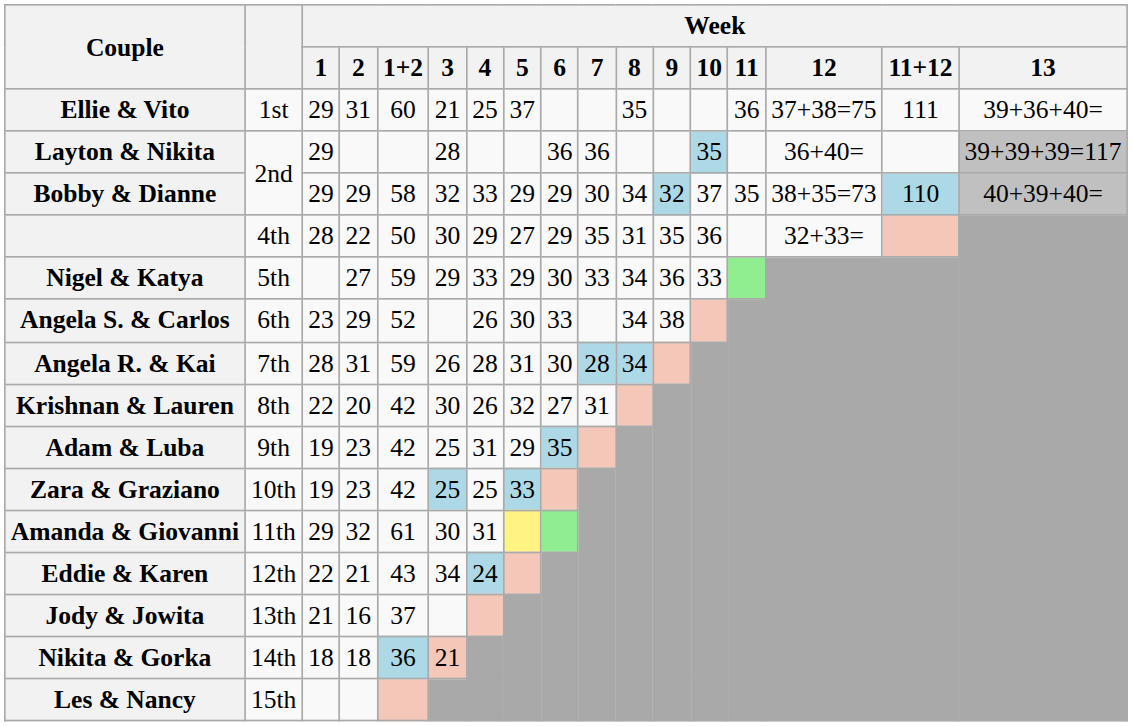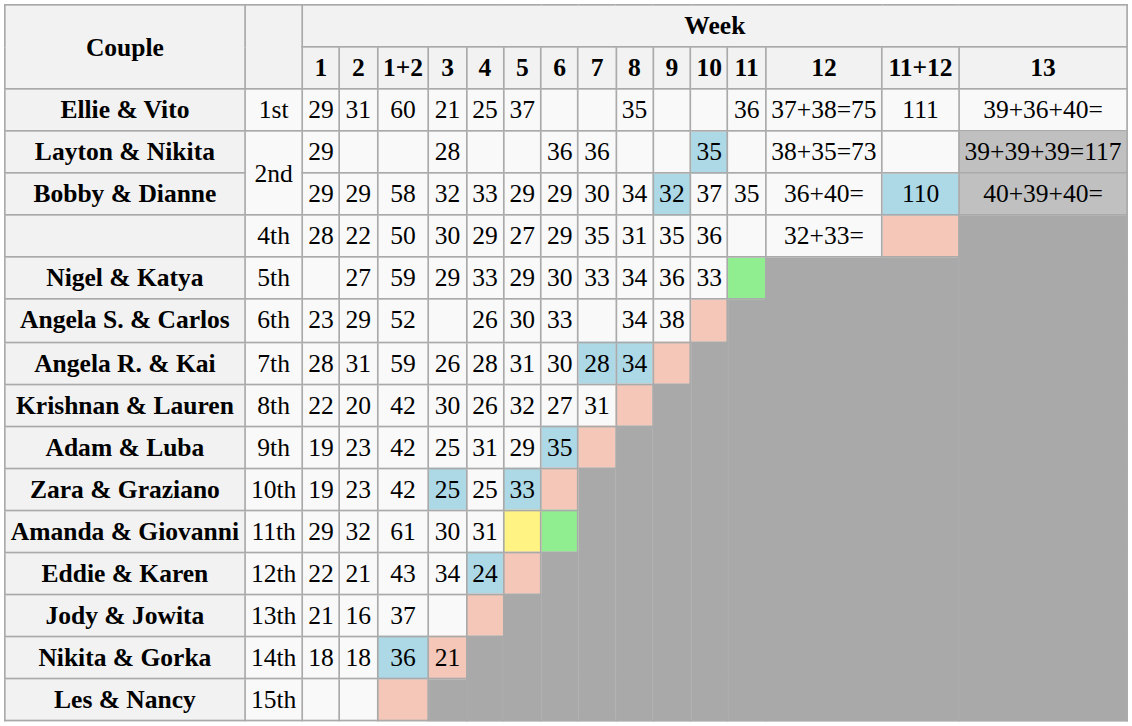(824, 152) 36+40= -> (824, 152) 38+35=73
(824, 194) 38+35=73 -> (824, 194) 36+40=
